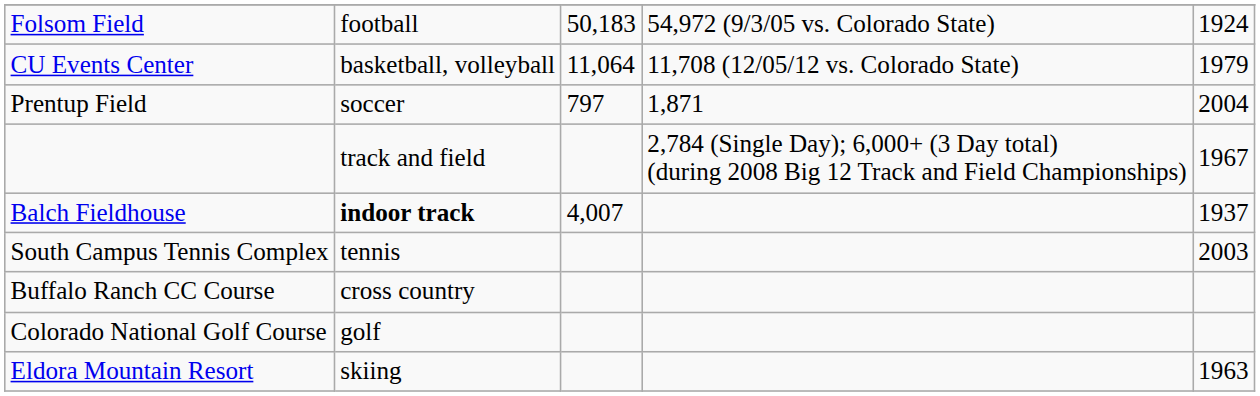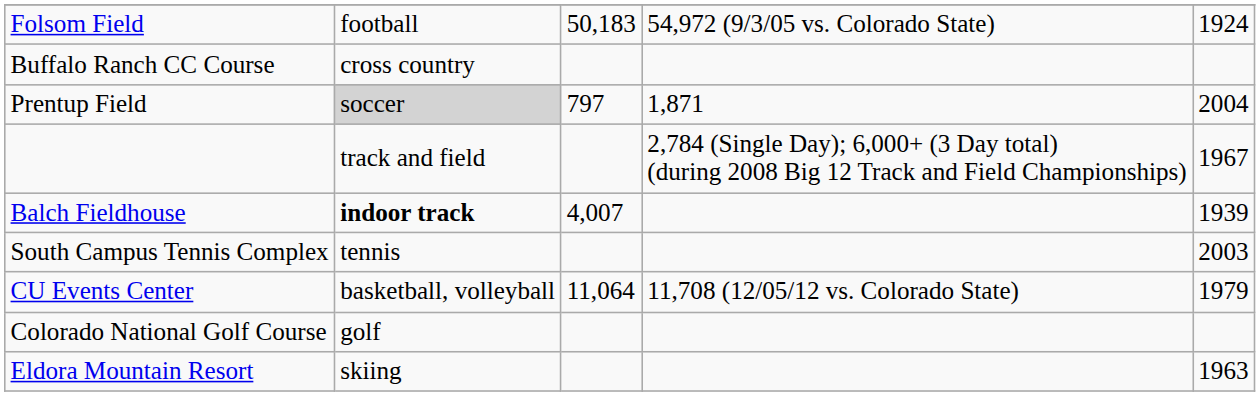rows swapped: (102, 64) <-> (143, 291)
(372, 104) no background -> (372, 104) lightgrey background
(1223, 212) 1937 -> (1223, 212) 1939
